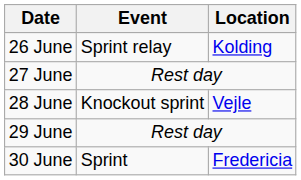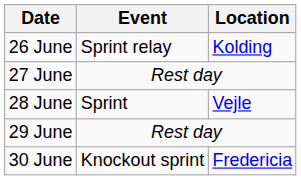(142, 103) Knockout sprint -> (104, 103) Sprint
(104, 160) Sprint -> (142, 160) Knockout sprint
